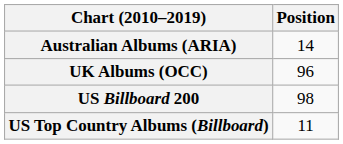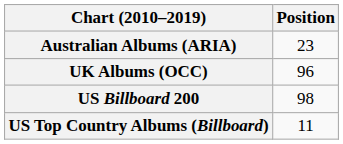(306, 44) 14 -> (306, 44) 23
